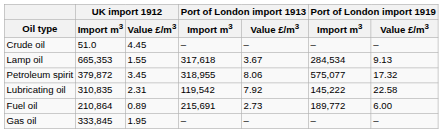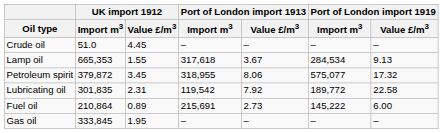(95, 90) 310,835 -> (95, 90) 301,835
(328, 90) 145,222 -> (328, 90) 189,772
(328, 106) 189,772 -> (328, 106) 145,222
